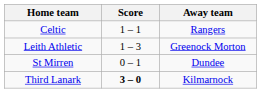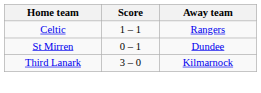- row: (53, 46)
(130, 79) bold -> (130, 63) normal
